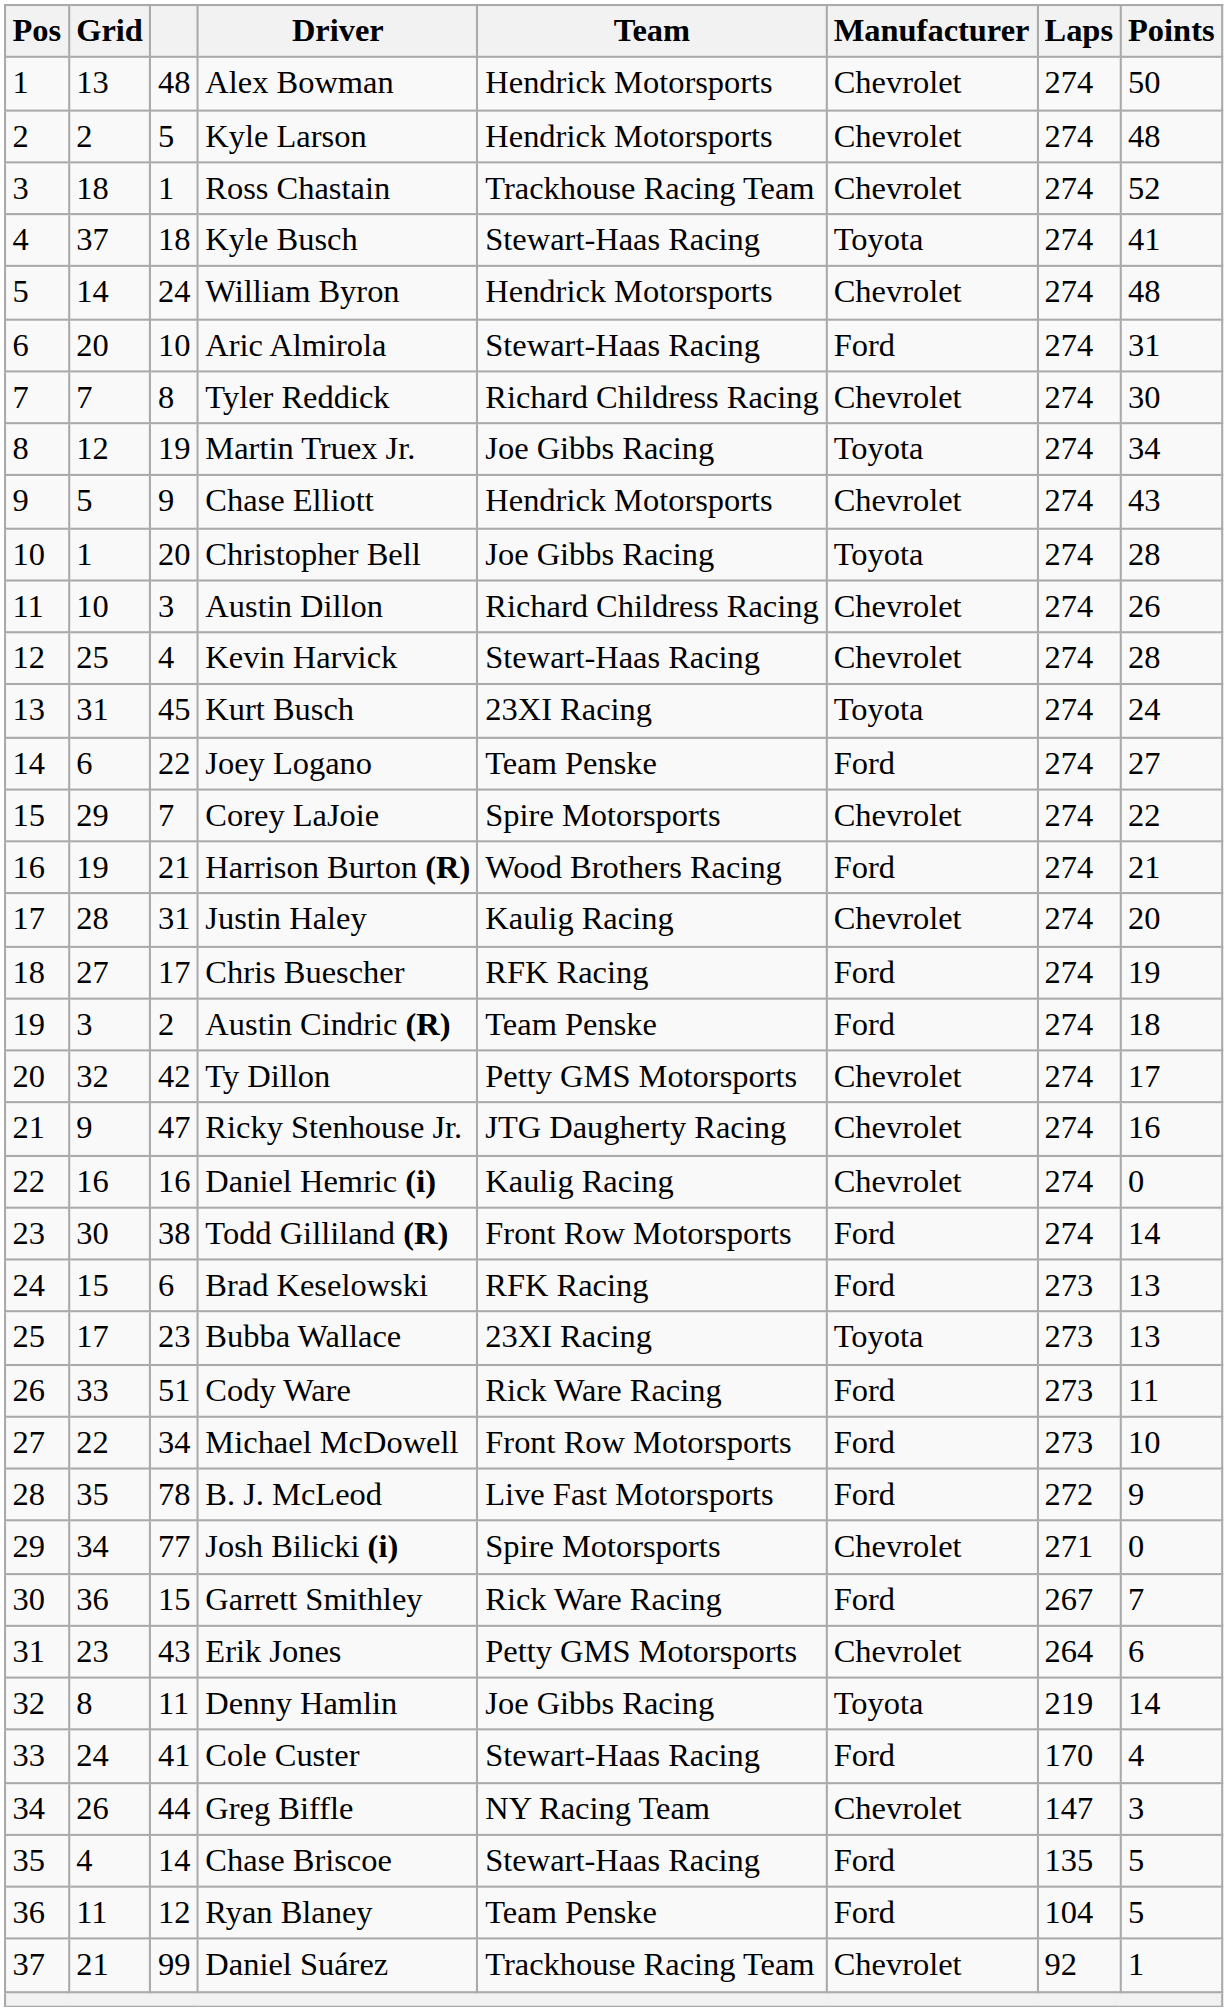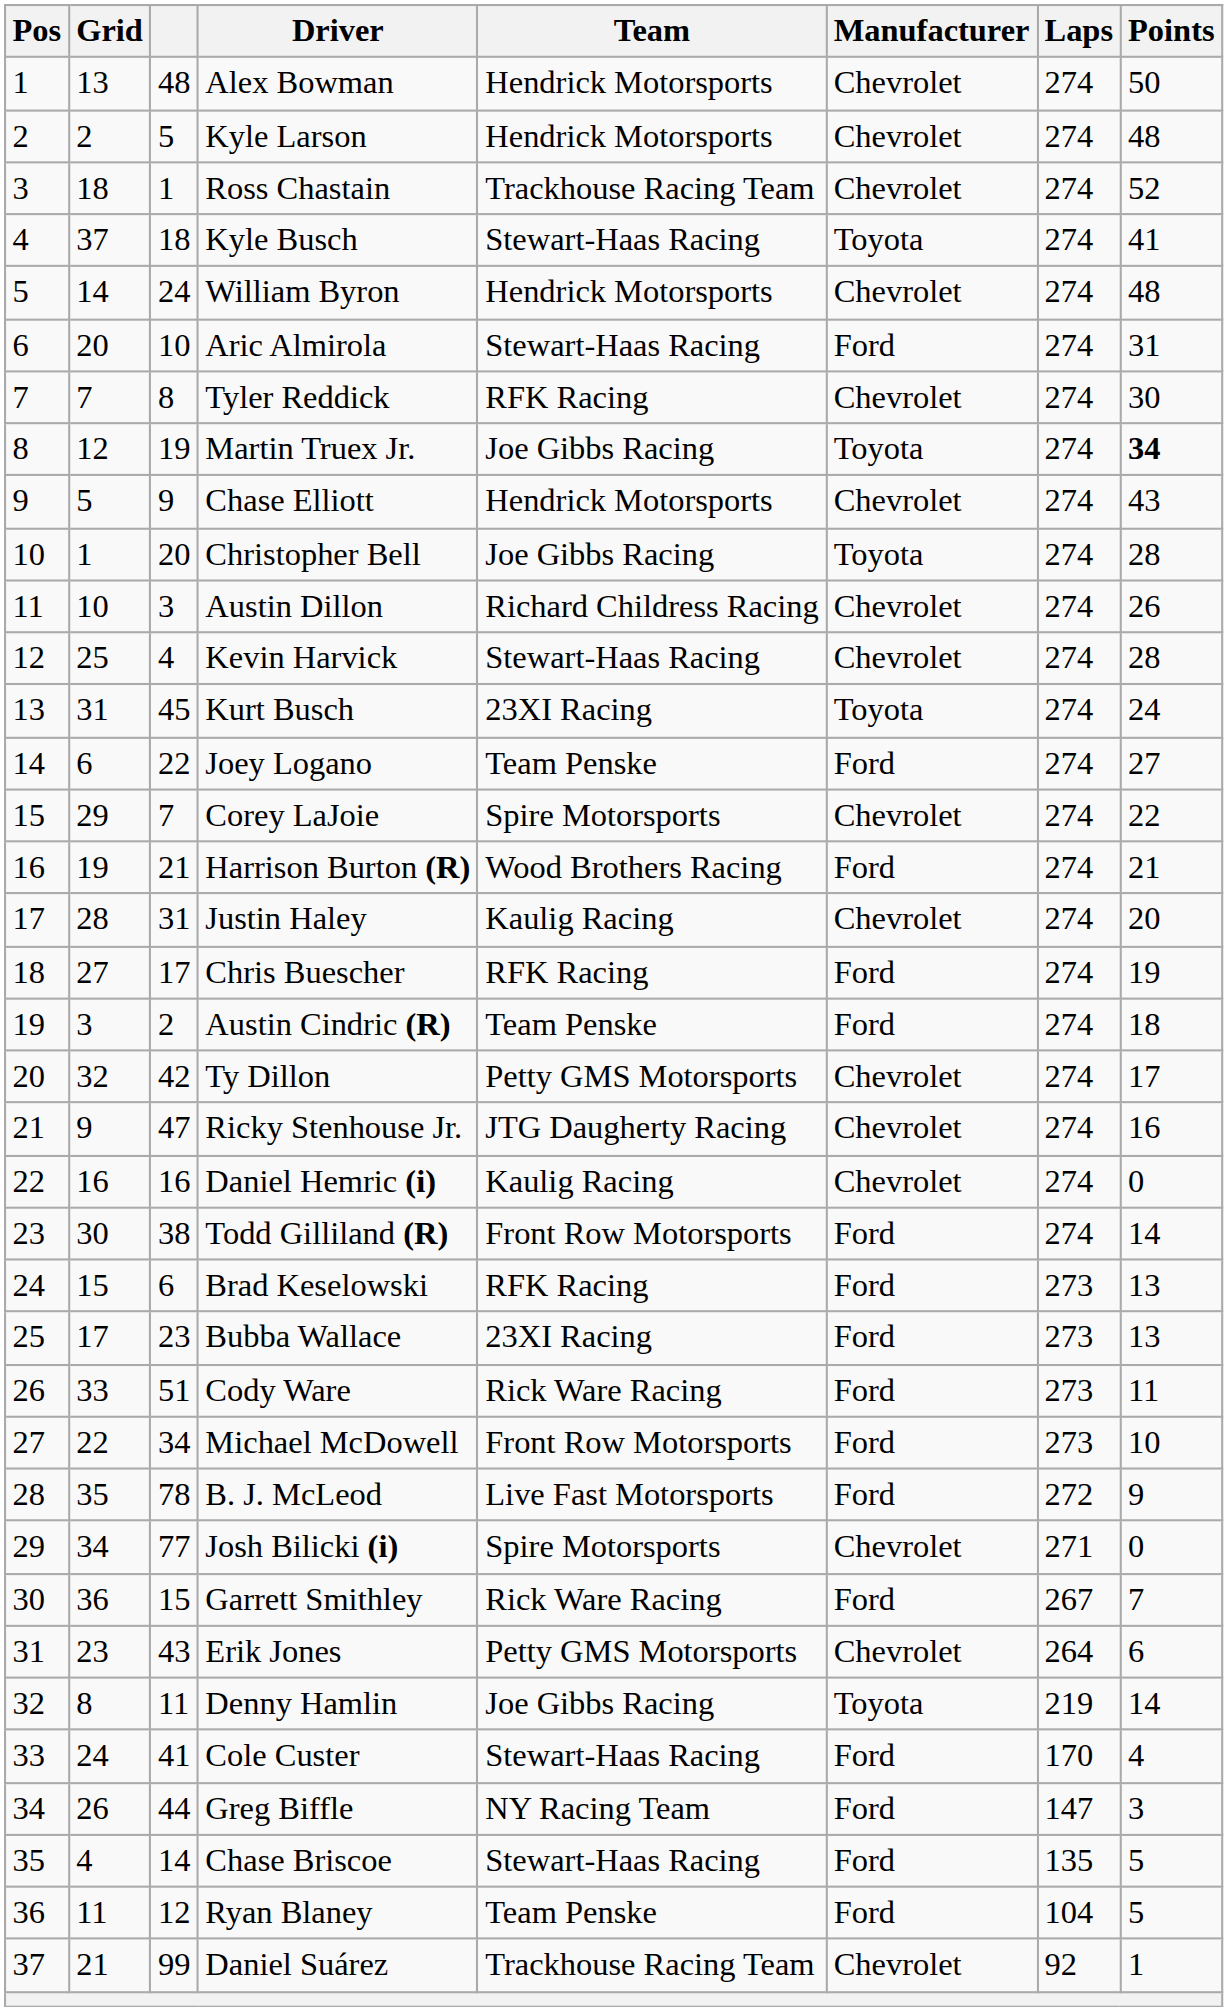(652, 396) Richard Childress Racing -> (567, 396) RFK Racing
(1144, 448) normal -> (1144, 448) bold
(878, 1336) Toyota -> (864, 1336) Ford
(898, 1807) Chevrolet -> (864, 1807) Ford
